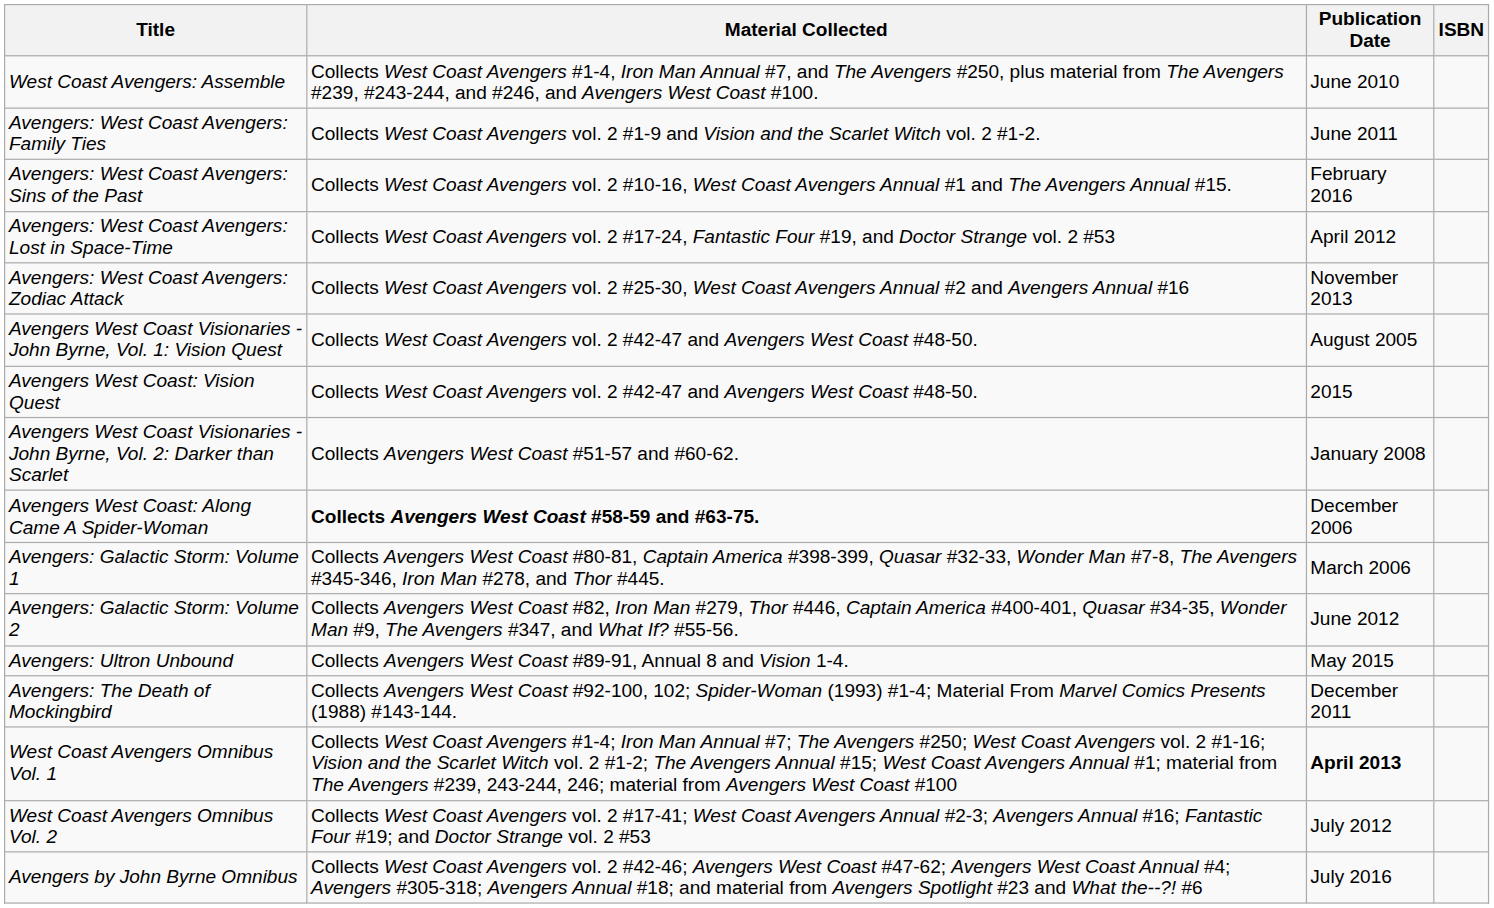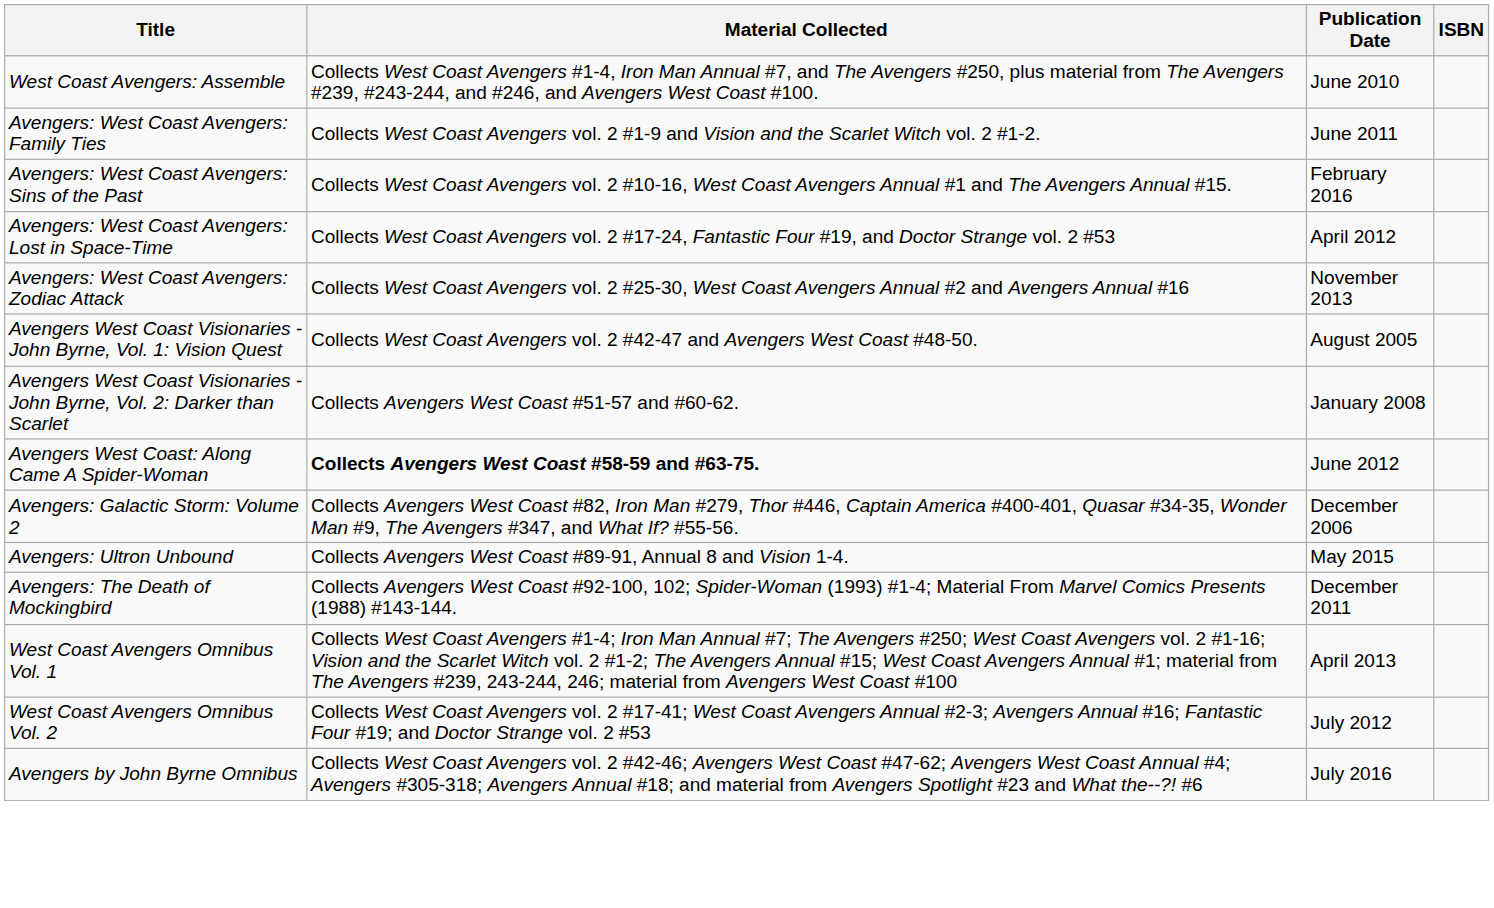- row: (132, 391)
(1354, 516) December 2006 -> (1355, 464) June 2012
- row: (154, 567)
(1355, 619) June 2012 -> (1354, 516) December 2006
(1356, 763) bold -> (1353, 660) normal
